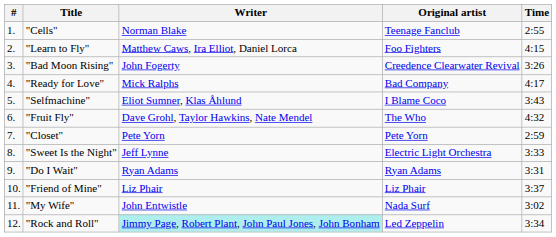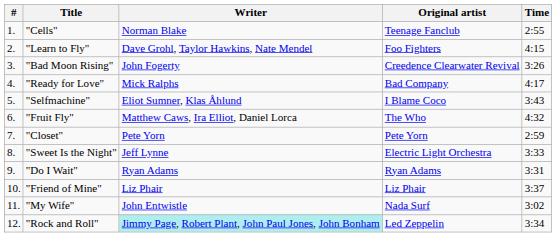(209, 48) Matthew Caws, Ira Elliot, Daniel Lorca -> (217, 48) Dave Grohl, Taylor Hawkins, Nate Mendel
(217, 118) Dave Grohl, Taylor Hawkins, Nate Mendel -> (209, 118) Matthew Caws, Ira Elliot, Daniel Lorca
